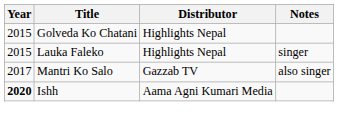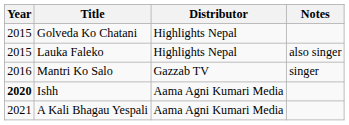(293, 52) singer -> (315, 52) also singer
(19, 71) 2017 -> (19, 71) 2016
(304, 71) also singer -> (304, 71) singer
+ row: (93, 110)
